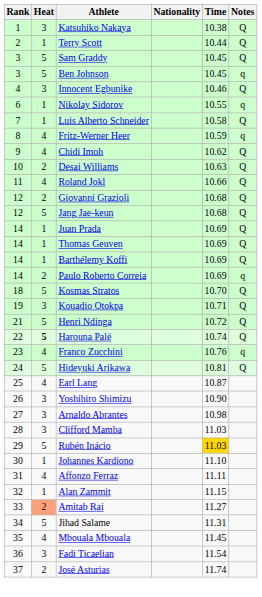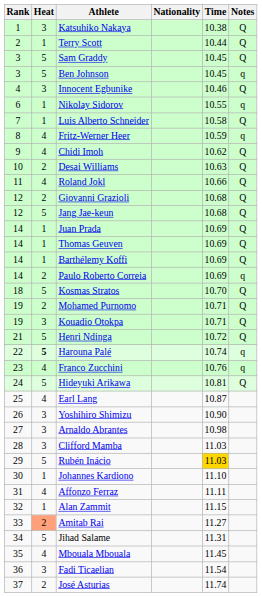+ row: (97, 306)
(243, 337) Q -> (243, 352) q
